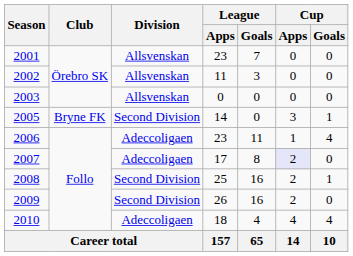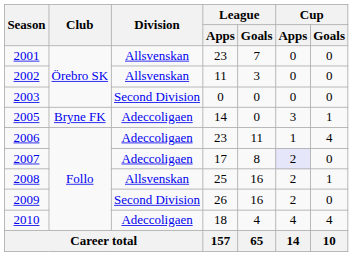(157, 96) Allsvenskan -> (157, 96) Second Division
(157, 117) Second Division -> (157, 117) Adeccoligaen
(157, 179) Second Division -> (157, 179) Allsvenskan
